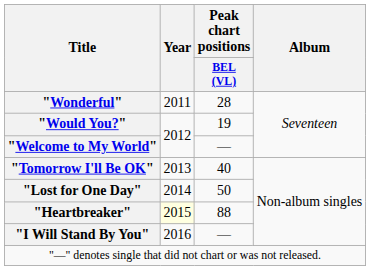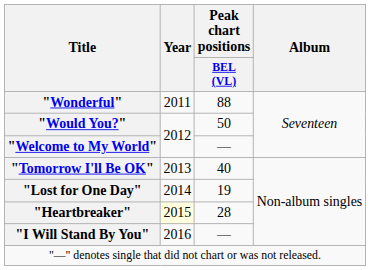(224, 102) 28 -> (224, 102) 88
(224, 124) 19 -> (224, 124) 50
(224, 190) 50 -> (224, 190) 19
(224, 212) 88 -> (224, 212) 28
